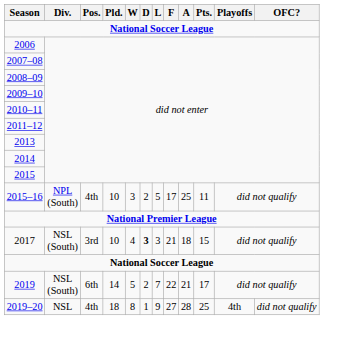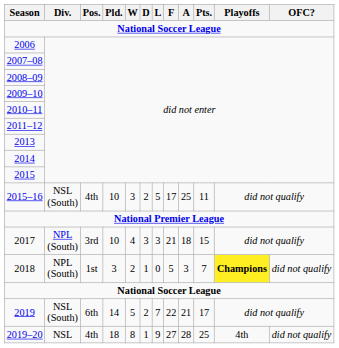(63, 197) NPL (South) -> (63, 197) NSL (South)
(63, 241) NSL (South) -> (63, 241) NPL (South)
(146, 241) bold -> (146, 241) normal
+ row: (25, 268)
